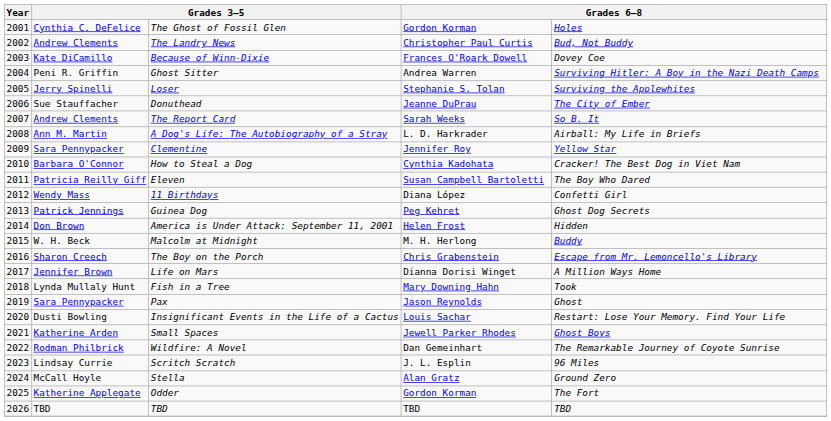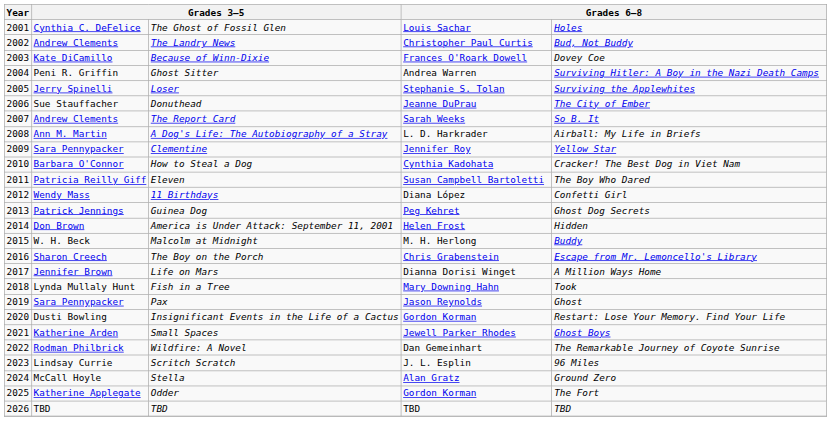(440, 27) Gordon Korman -> (437, 27) Louis Sachar
(437, 317) Louis Sachar -> (440, 317) Gordon Korman
